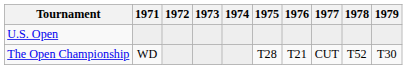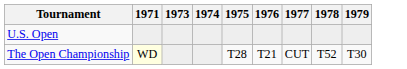- column: (177, 14)
(147, 54) no background -> (147, 54) lightyellow background
